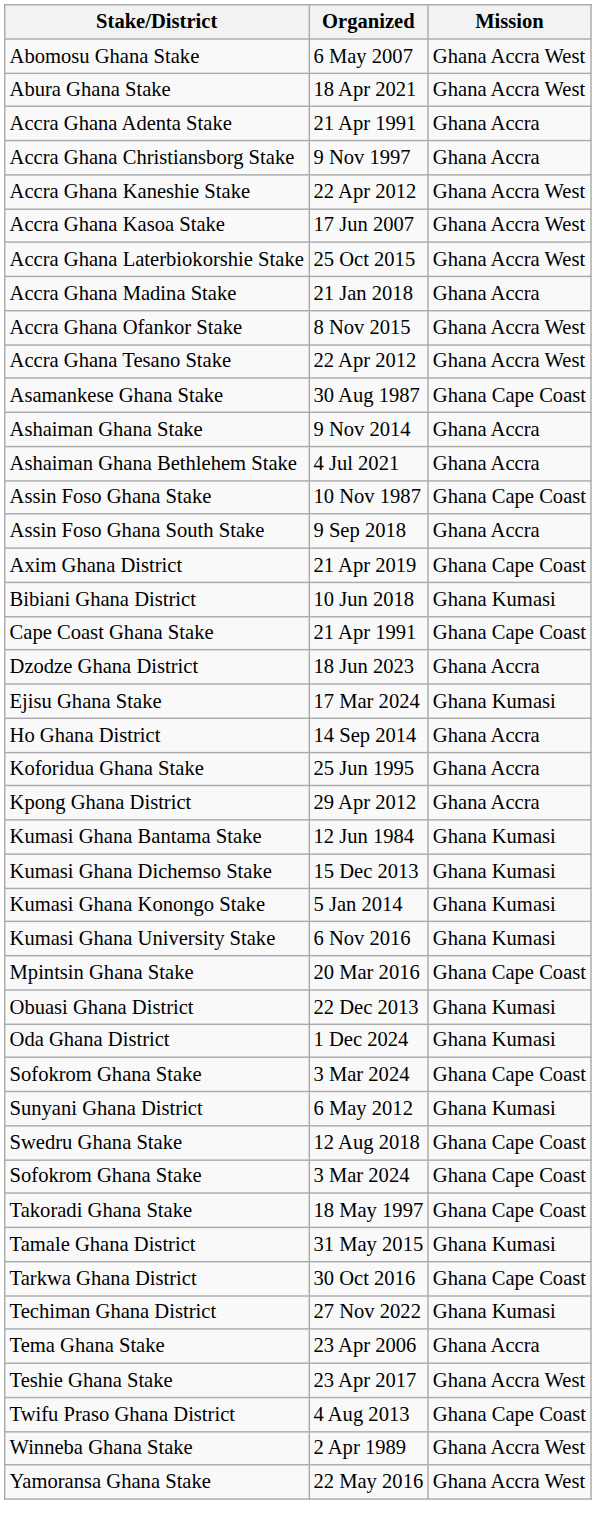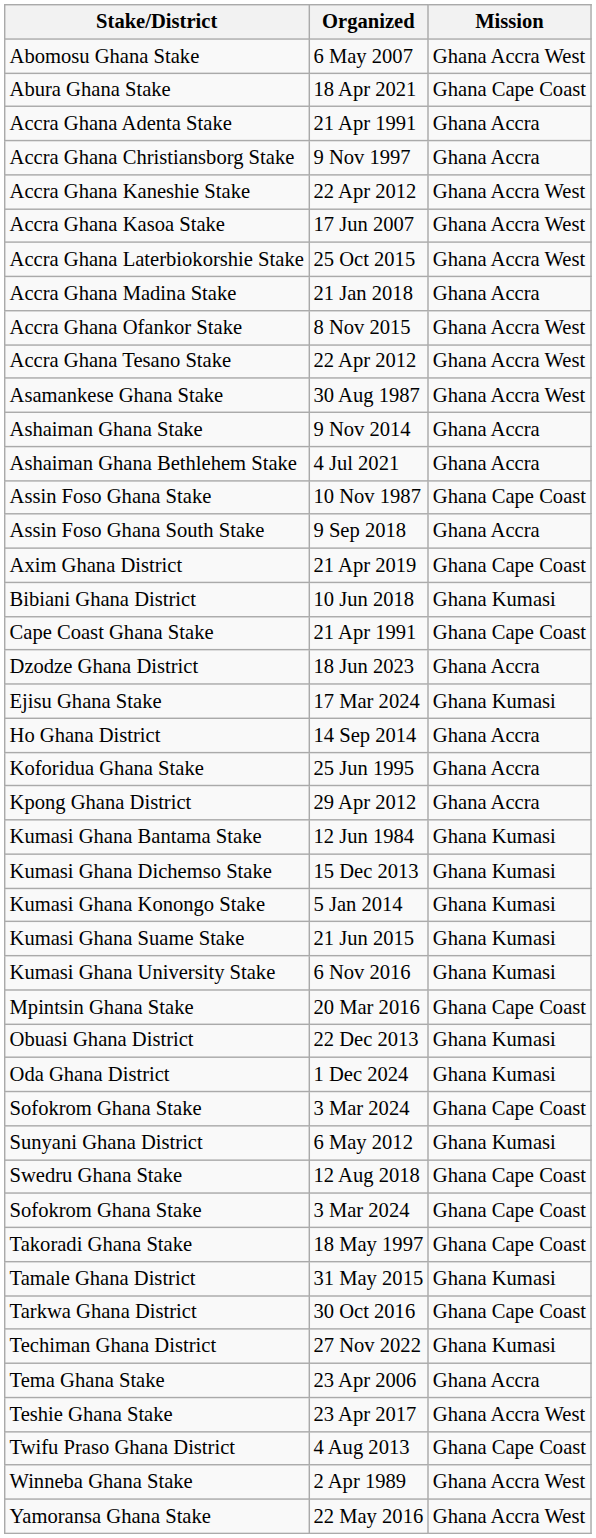(509, 89) Ghana Accra West -> (509, 89) Ghana Cape Coast
(509, 395) Ghana Cape Coast -> (509, 395) Ghana Accra West
+ row: (127, 938)
